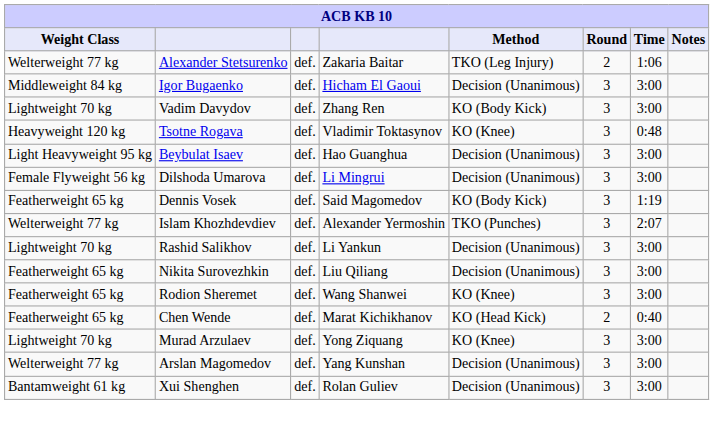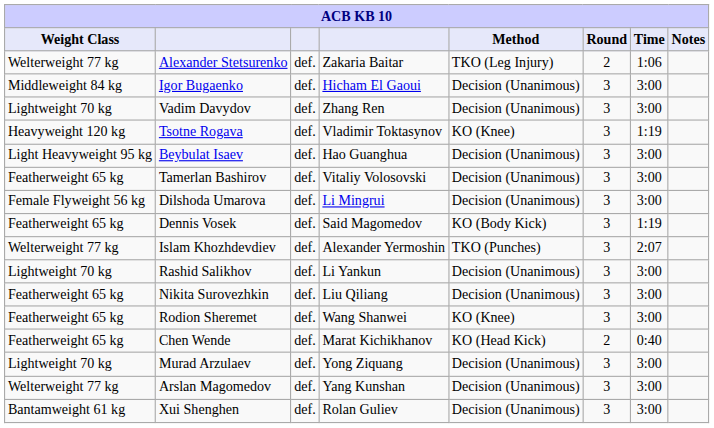(499, 108) KO (Body Kick) -> (516, 108) Decision (Unanimous)
(649, 131) 0:48 -> (649, 131) 1:19
+ row: (213, 178)
(483, 340) KO (Knee) -> (516, 363) Decision (Unanimous)
